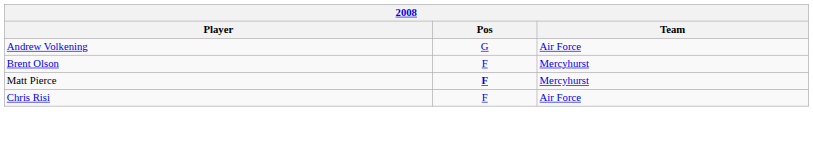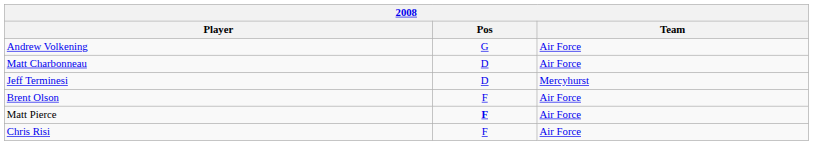+ row: (47, 64)
+ row: (37, 81)
(564, 64) Mercyhurst -> (560, 98) Air Force
(564, 81) Mercyhurst -> (560, 115) Air Force
